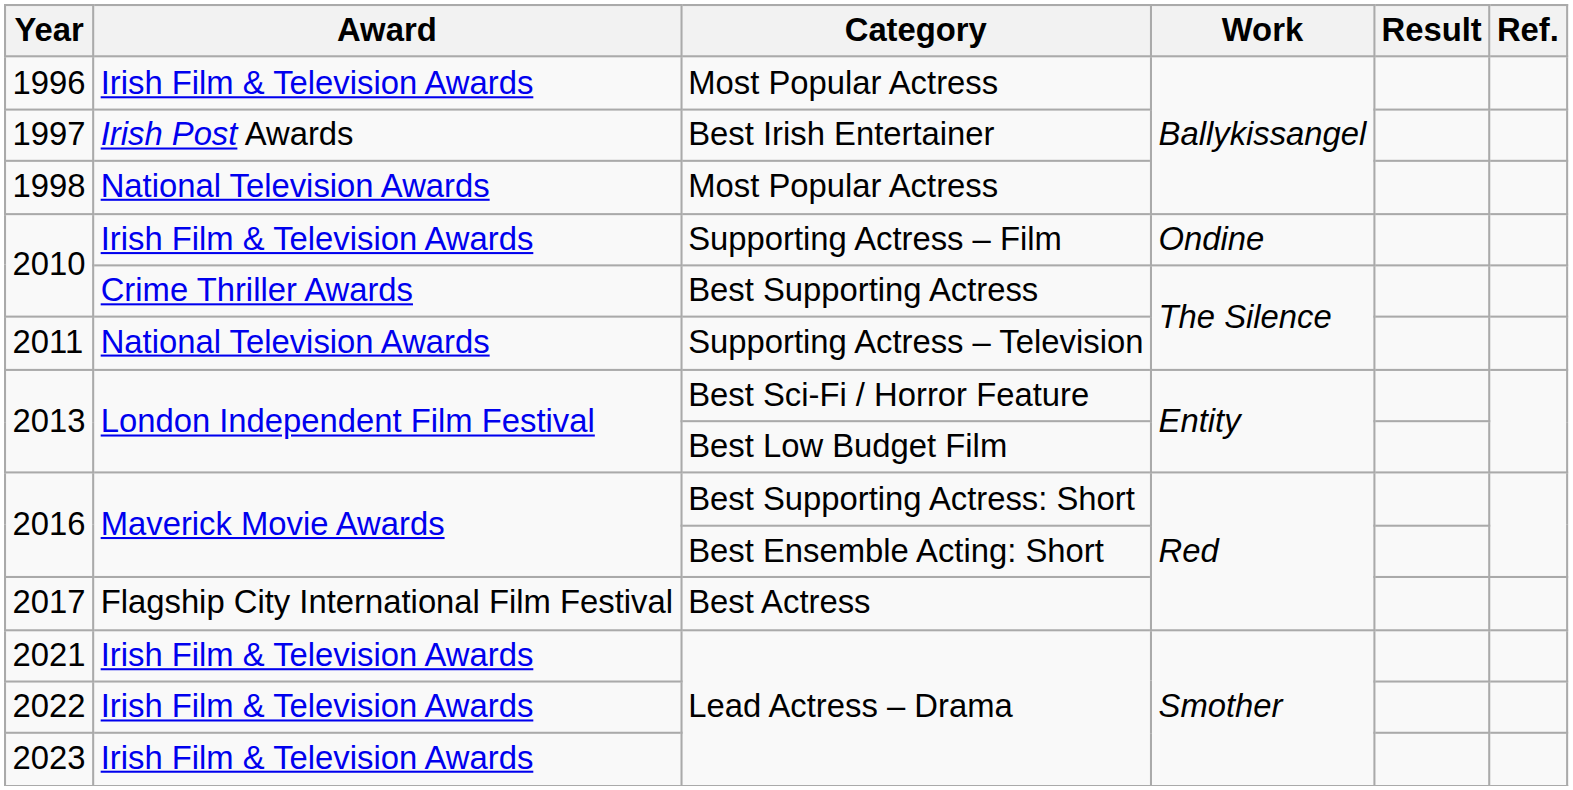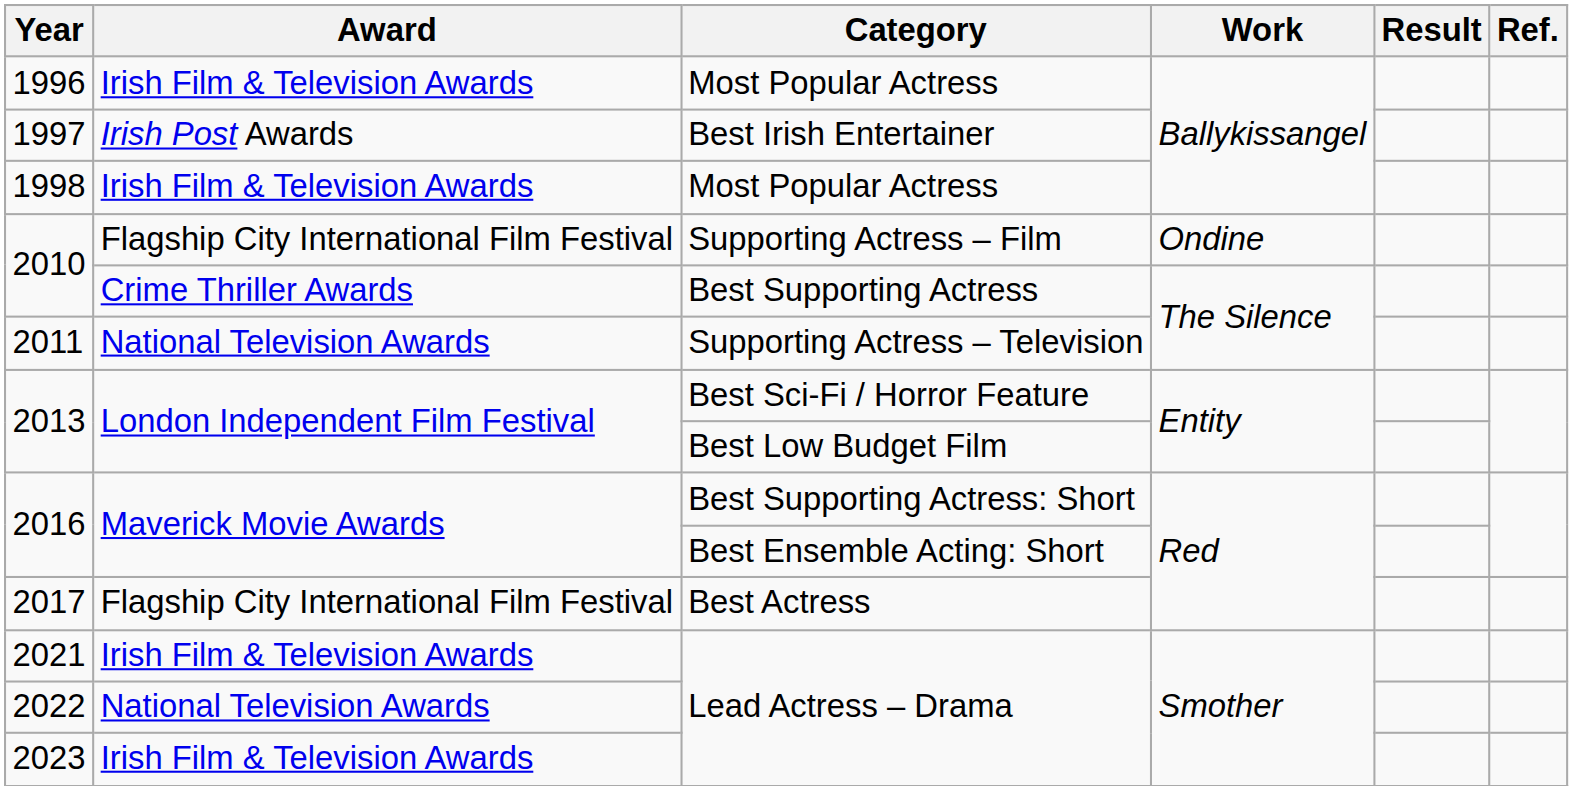(295, 186) National Television Awards -> (317, 186) Irish Film & Television Awards
(317, 238) Irish Film & Television Awards -> (387, 238) Flagship City International Film Festival
(317, 706) Irish Film & Television Awards -> (295, 706) National Television Awards
